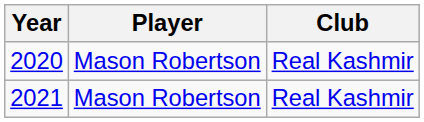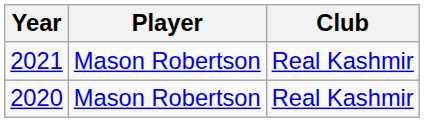rows swapped: (37, 60) <-> (37, 98)
